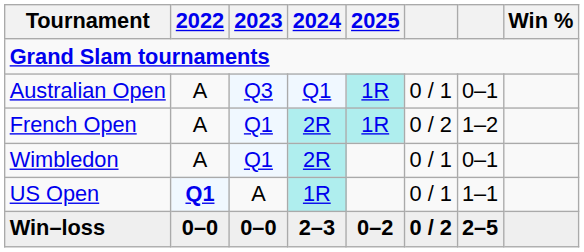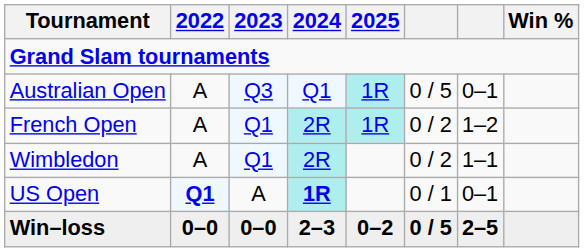(431, 90) 0 / 1 -> (431, 90) 0 / 5
(431, 159) 0 / 1 -> (431, 159) 0 / 2
(480, 159) 0–1 -> (480, 159) 1–1
(317, 194) normal -> (317, 194) bold
(480, 194) 1–1 -> (480, 194) 0–1
(431, 228) 0 / 2 -> (431, 228) 0 / 5
